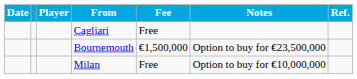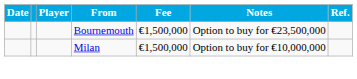- row: (91, 30)
(148, 64) Free -> (163, 47) €1,500,000
